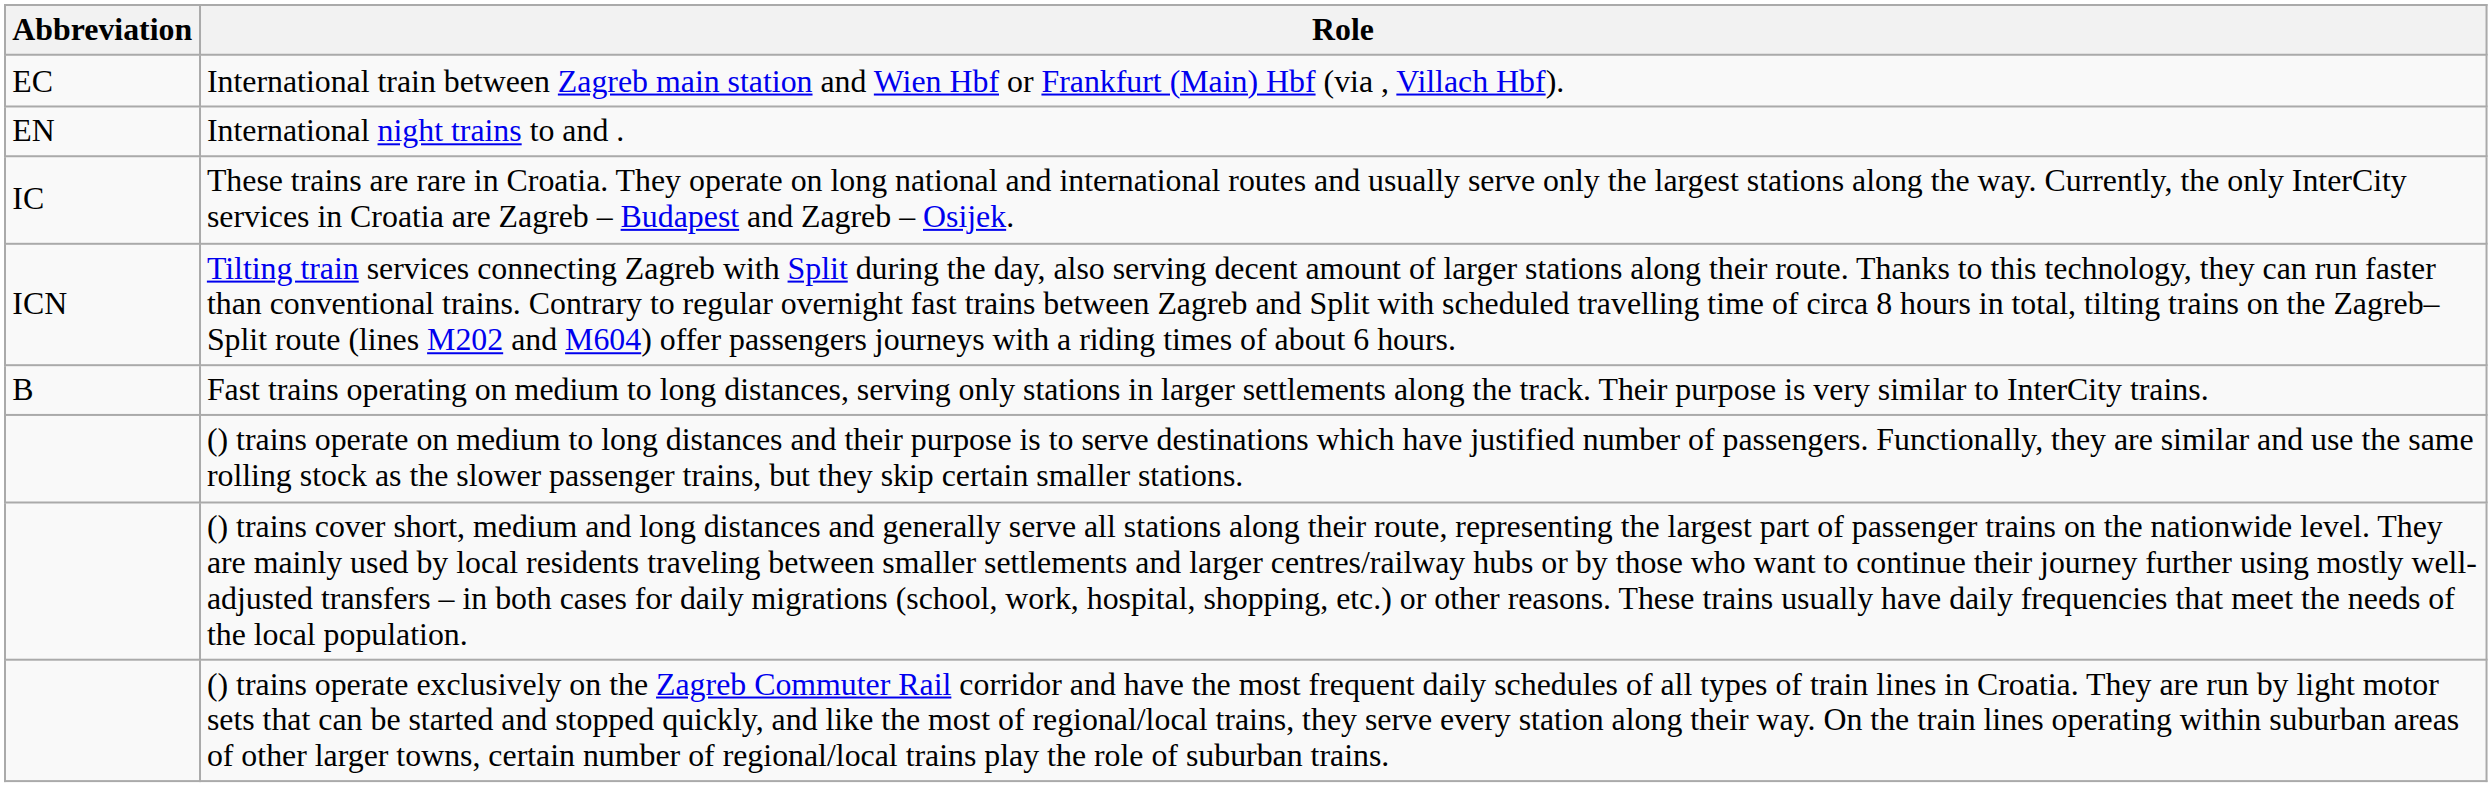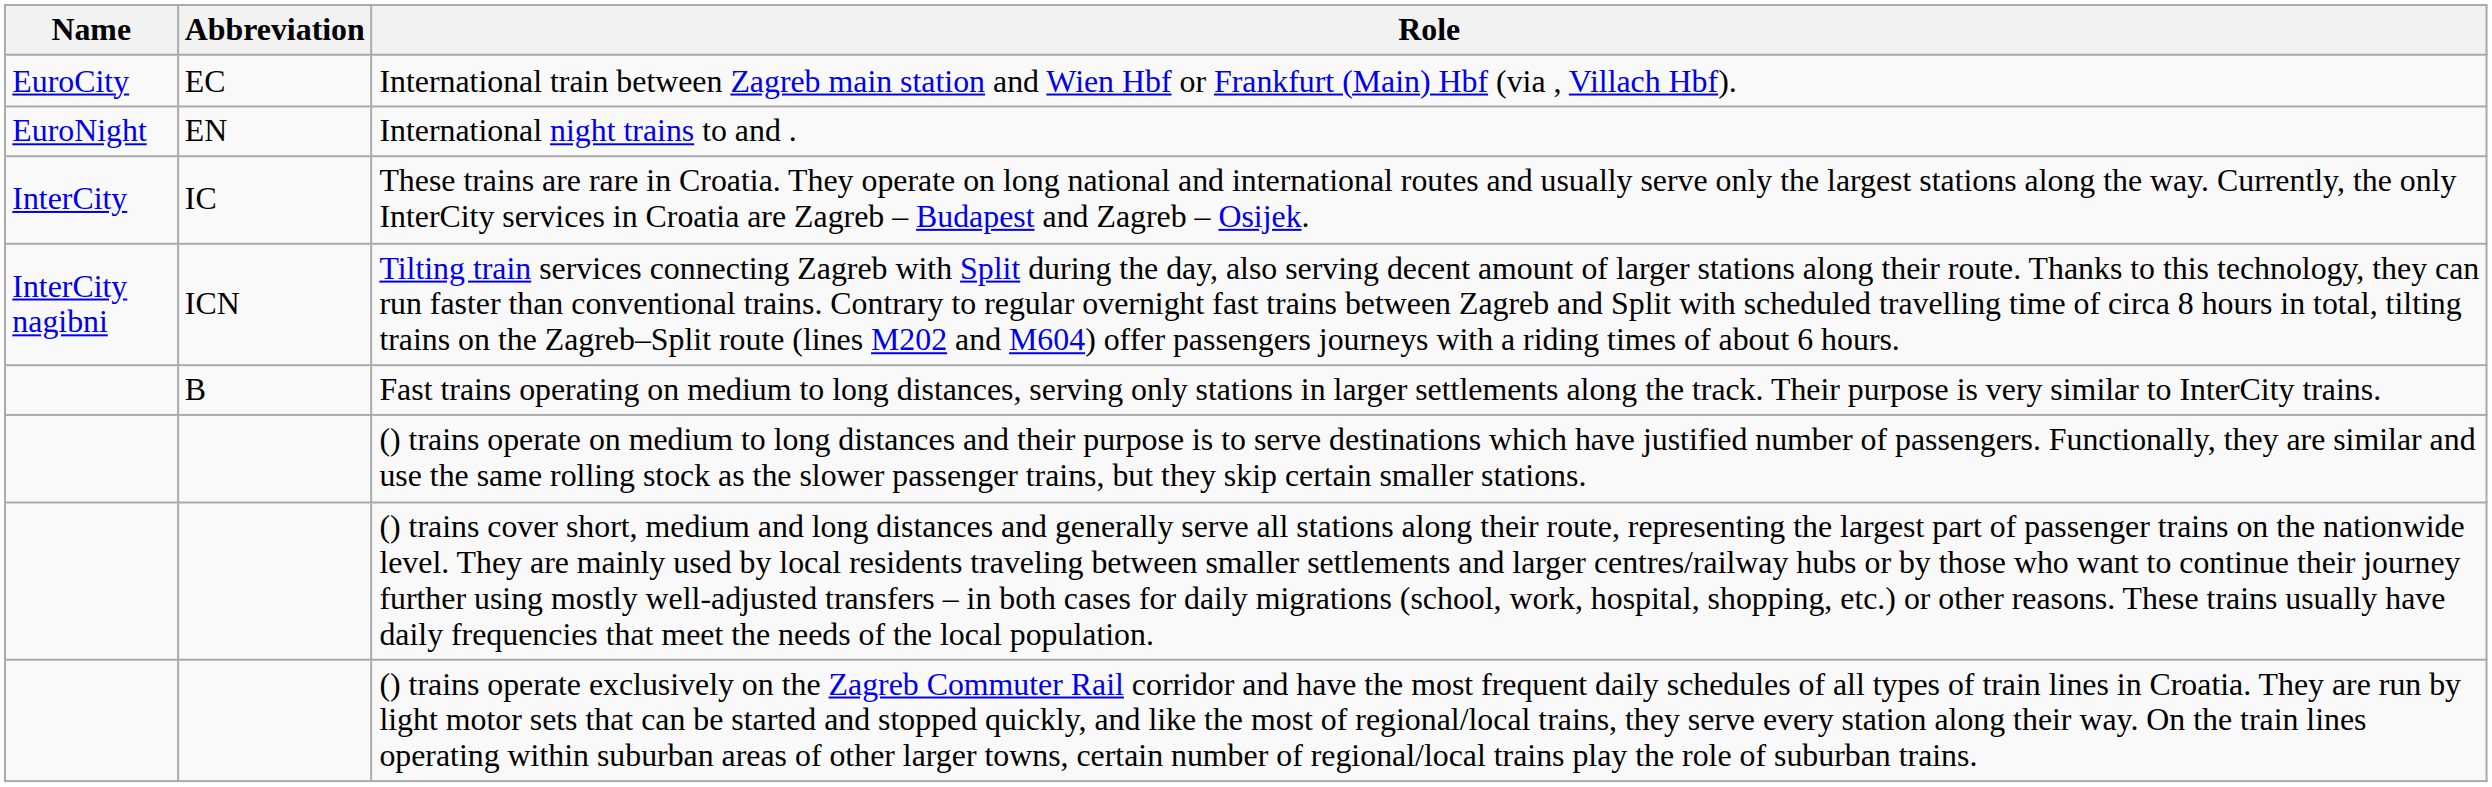+ column: (91, 29)
